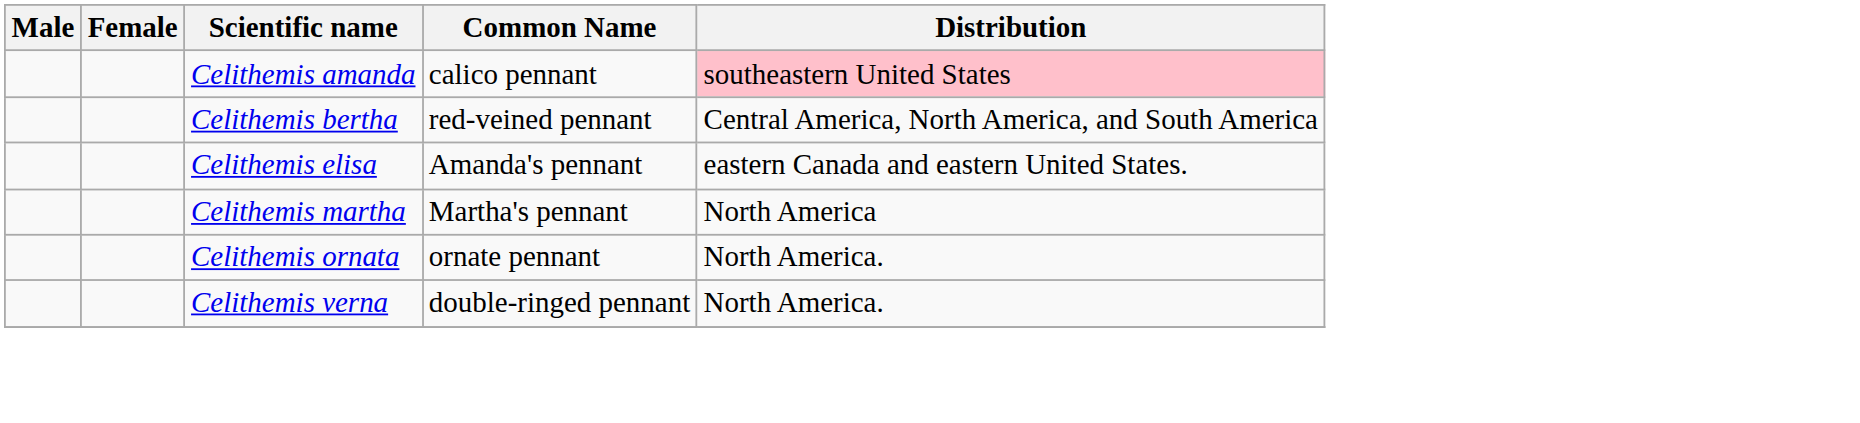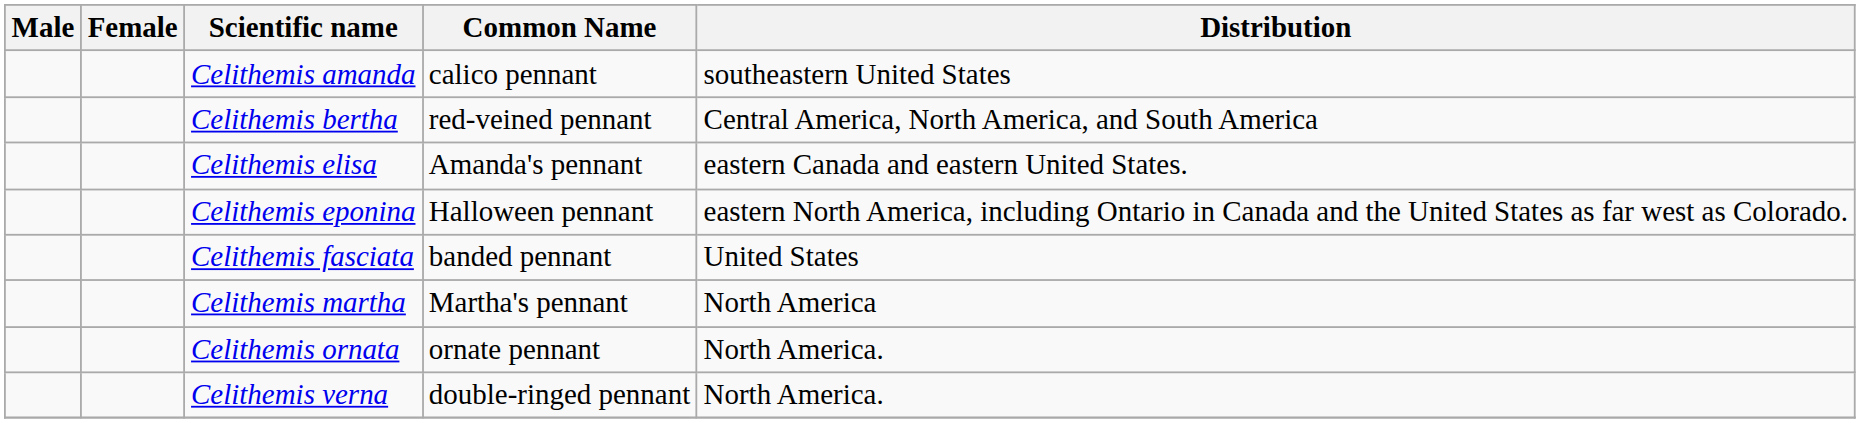(857, 73) pink background -> (857, 73) no background
+ row: (303, 211)
+ row: (302, 257)
